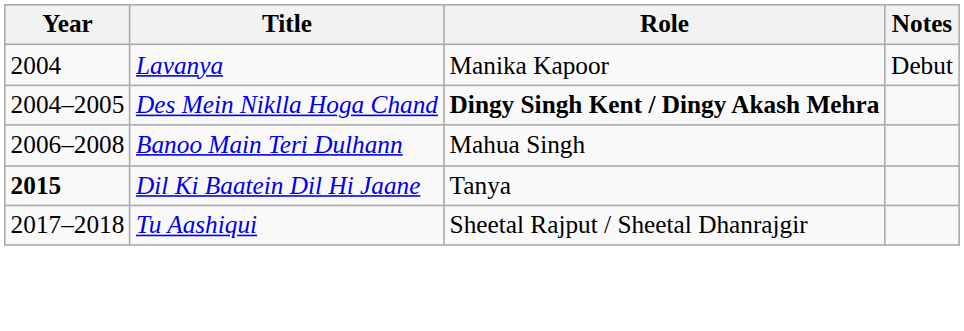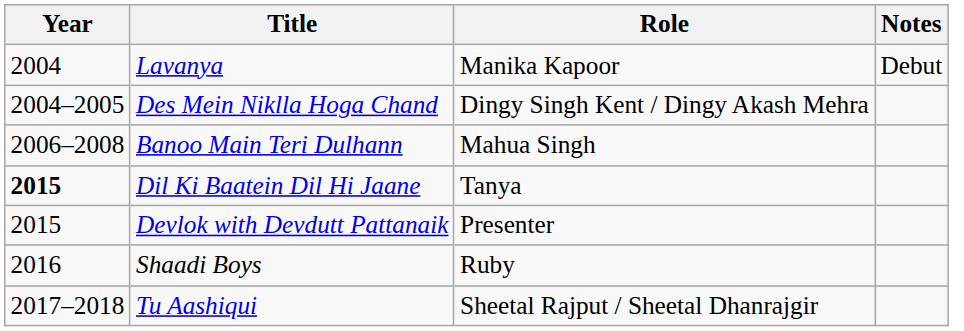(665, 104) bold -> (664, 104) normal
+ row: (292, 225)
+ row: (199, 265)
